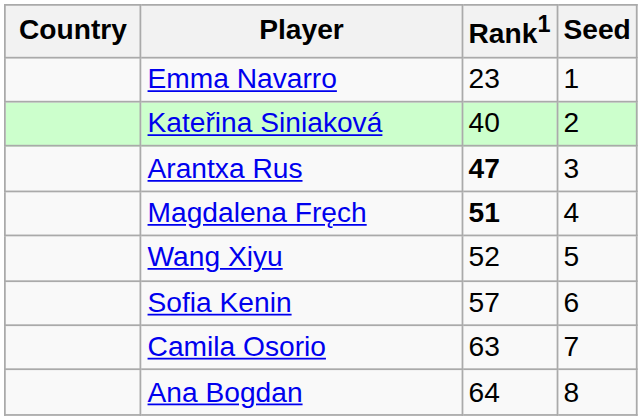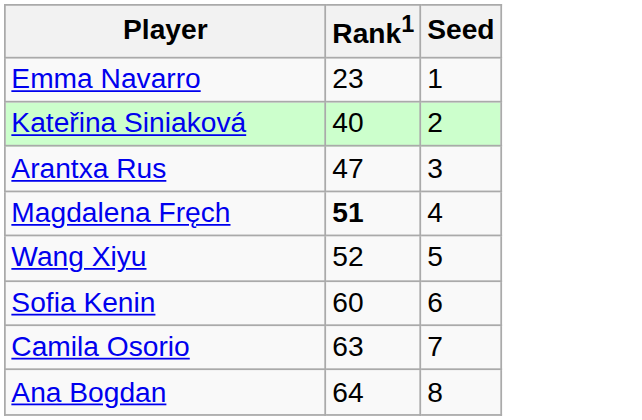- column: (73, 30)
(484, 168) bold -> (348, 168) normal
(484, 302) 57 -> (348, 302) 60
